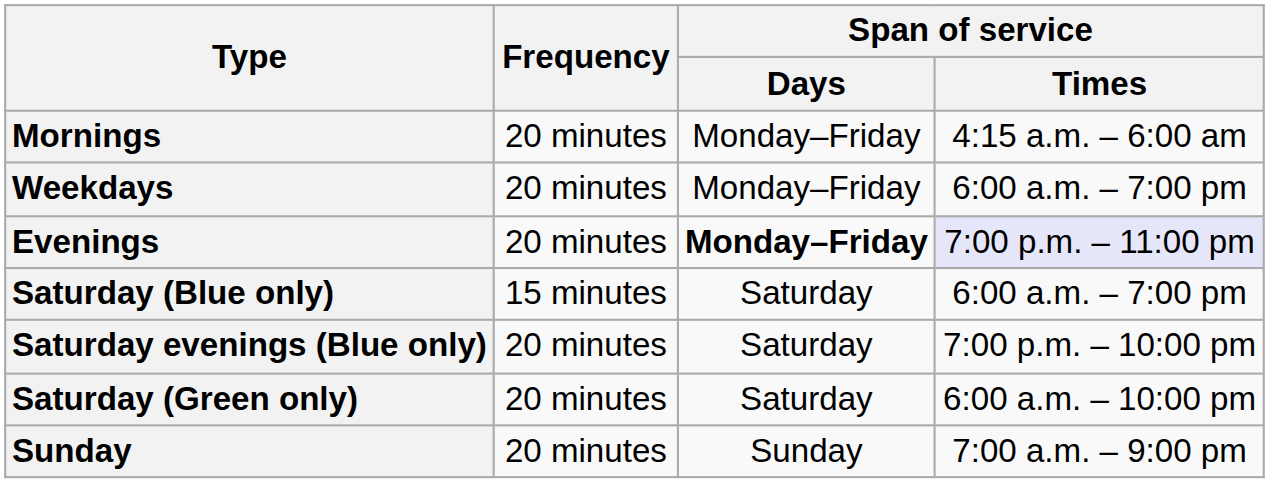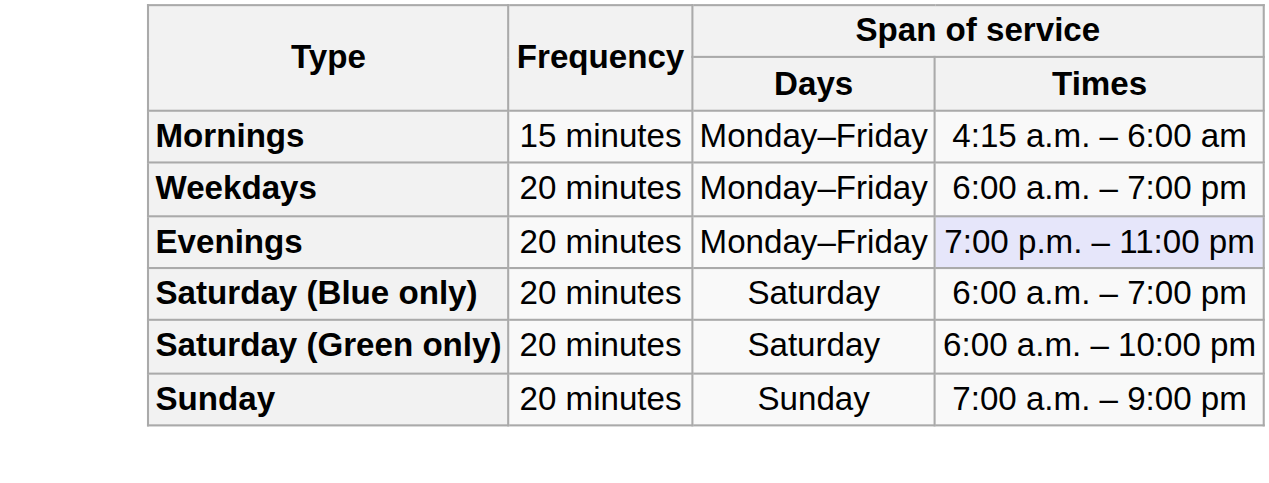(586, 135) 20 minutes -> (601, 135) 15 minutes
(806, 240) bold -> (814, 240) normal
(586, 293) 15 minutes -> (601, 293) 20 minutes
- row: (249, 346)
